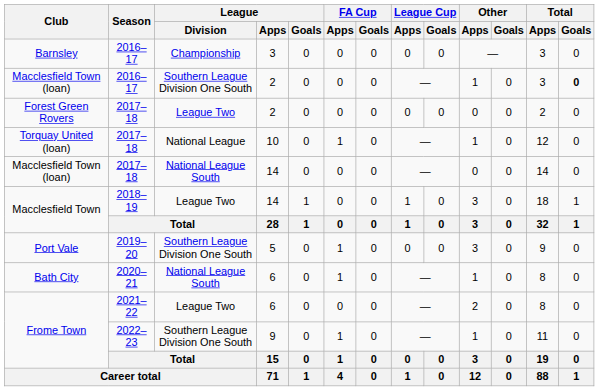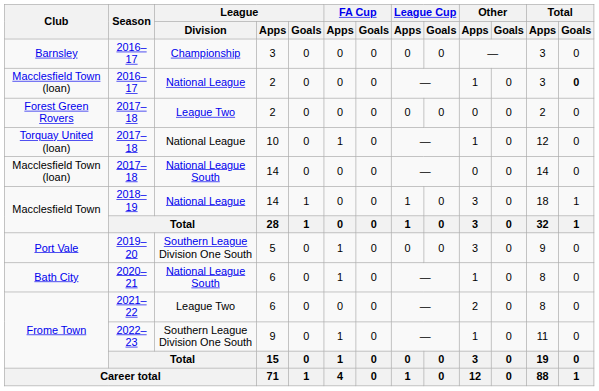(206, 83) Southern League Division One South -> (206, 83) National League
(206, 201) League Two -> (206, 201) National League
